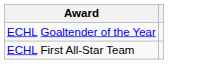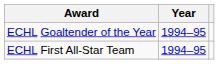+ column: (184, 13)
